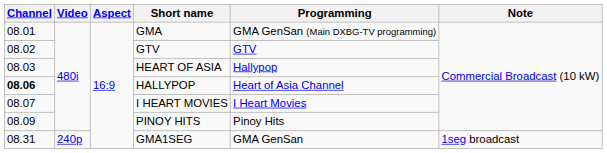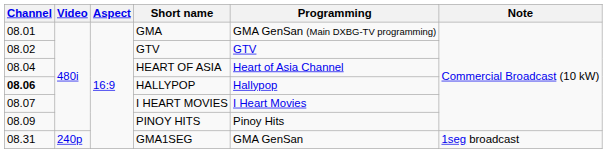(21, 67) 08.03 -> (21, 67) 08.04
(255, 67) Hallypop -> (288, 67) Heart of Asia Channel
(288, 85) Heart of Asia Channel -> (255, 85) Hallypop
